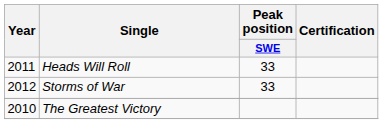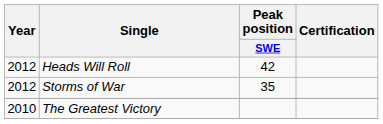(21, 67) 2011 -> (22, 67) 2012
(268, 67) 33 -> (268, 67) 42
(268, 87) 33 -> (268, 87) 35
